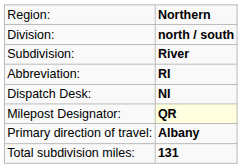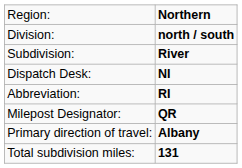rows swapped: (44, 74) <-> (49, 94)
(167, 113) lightyellow background -> (167, 113) no background
